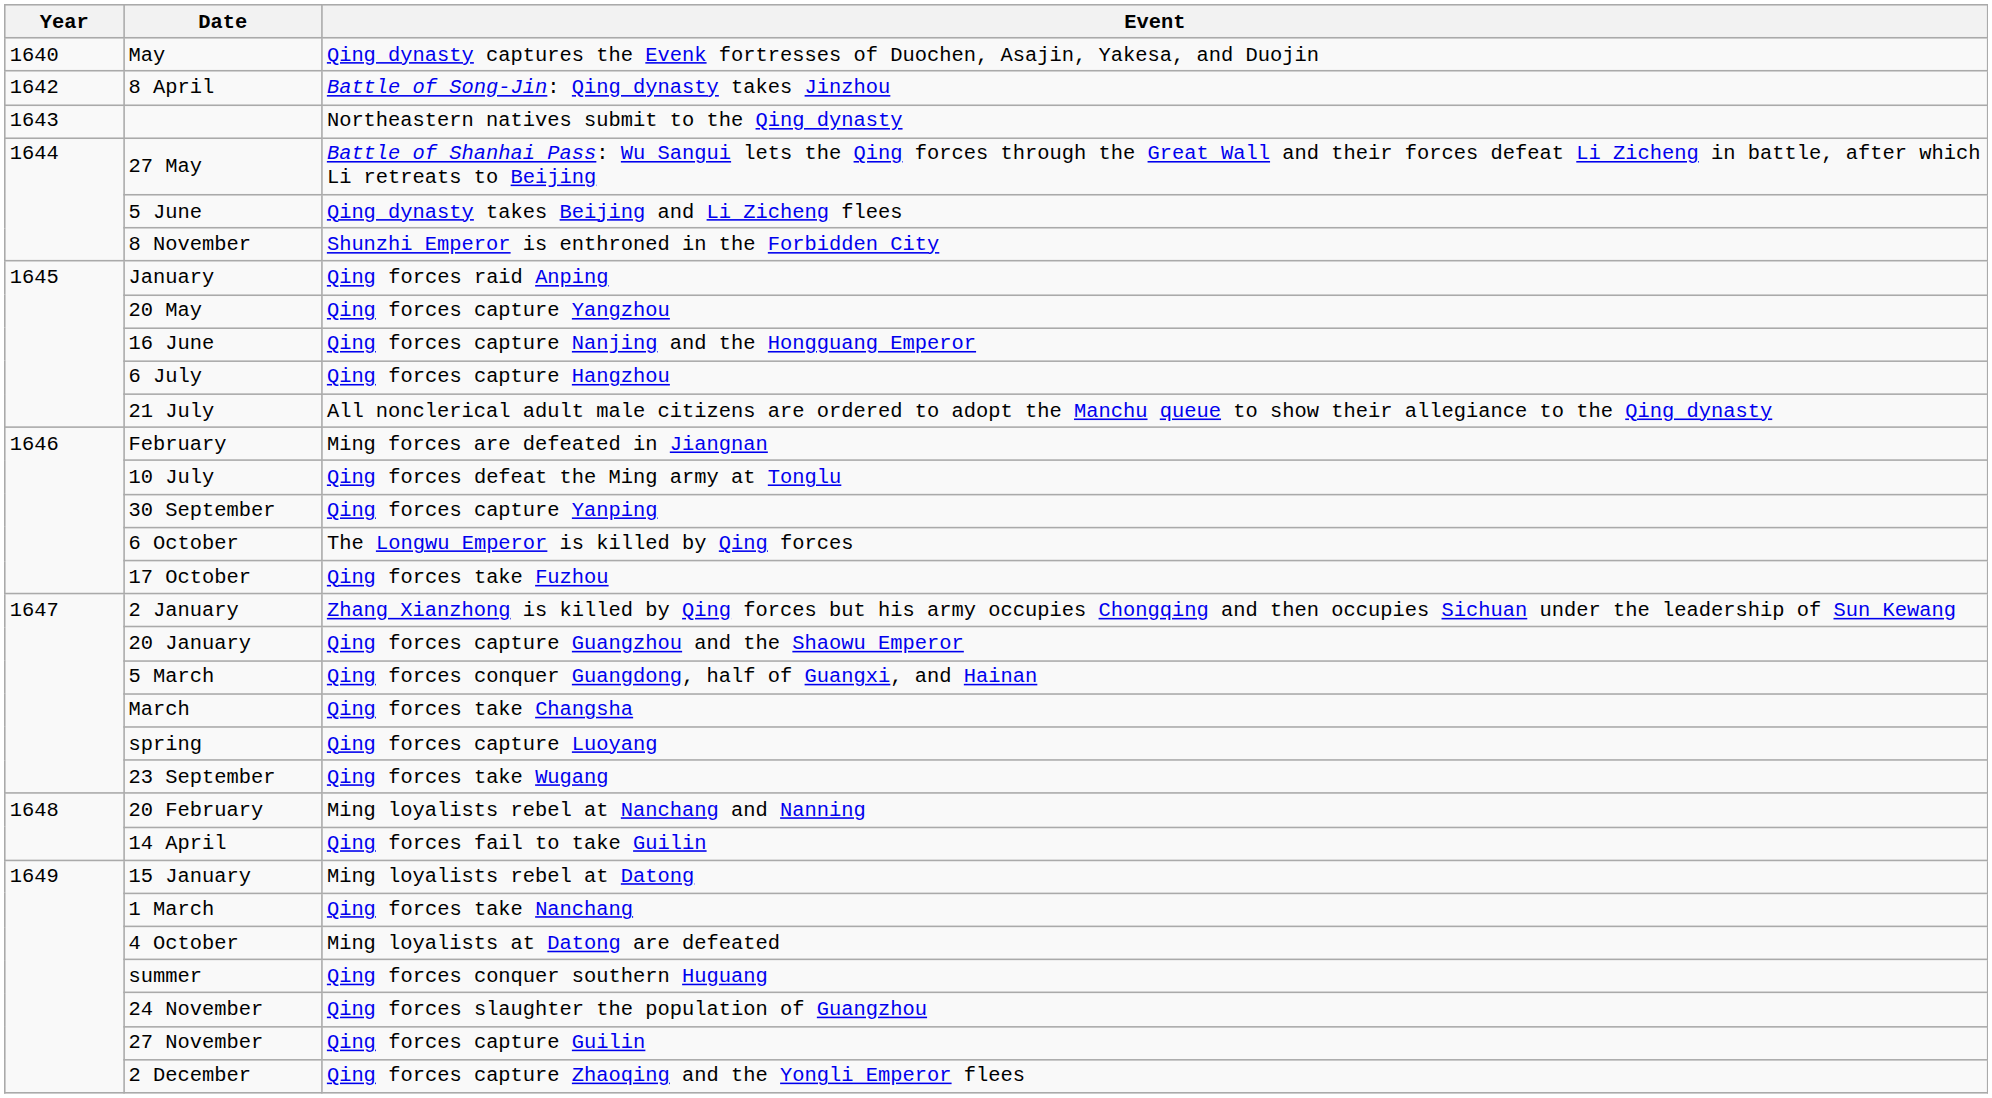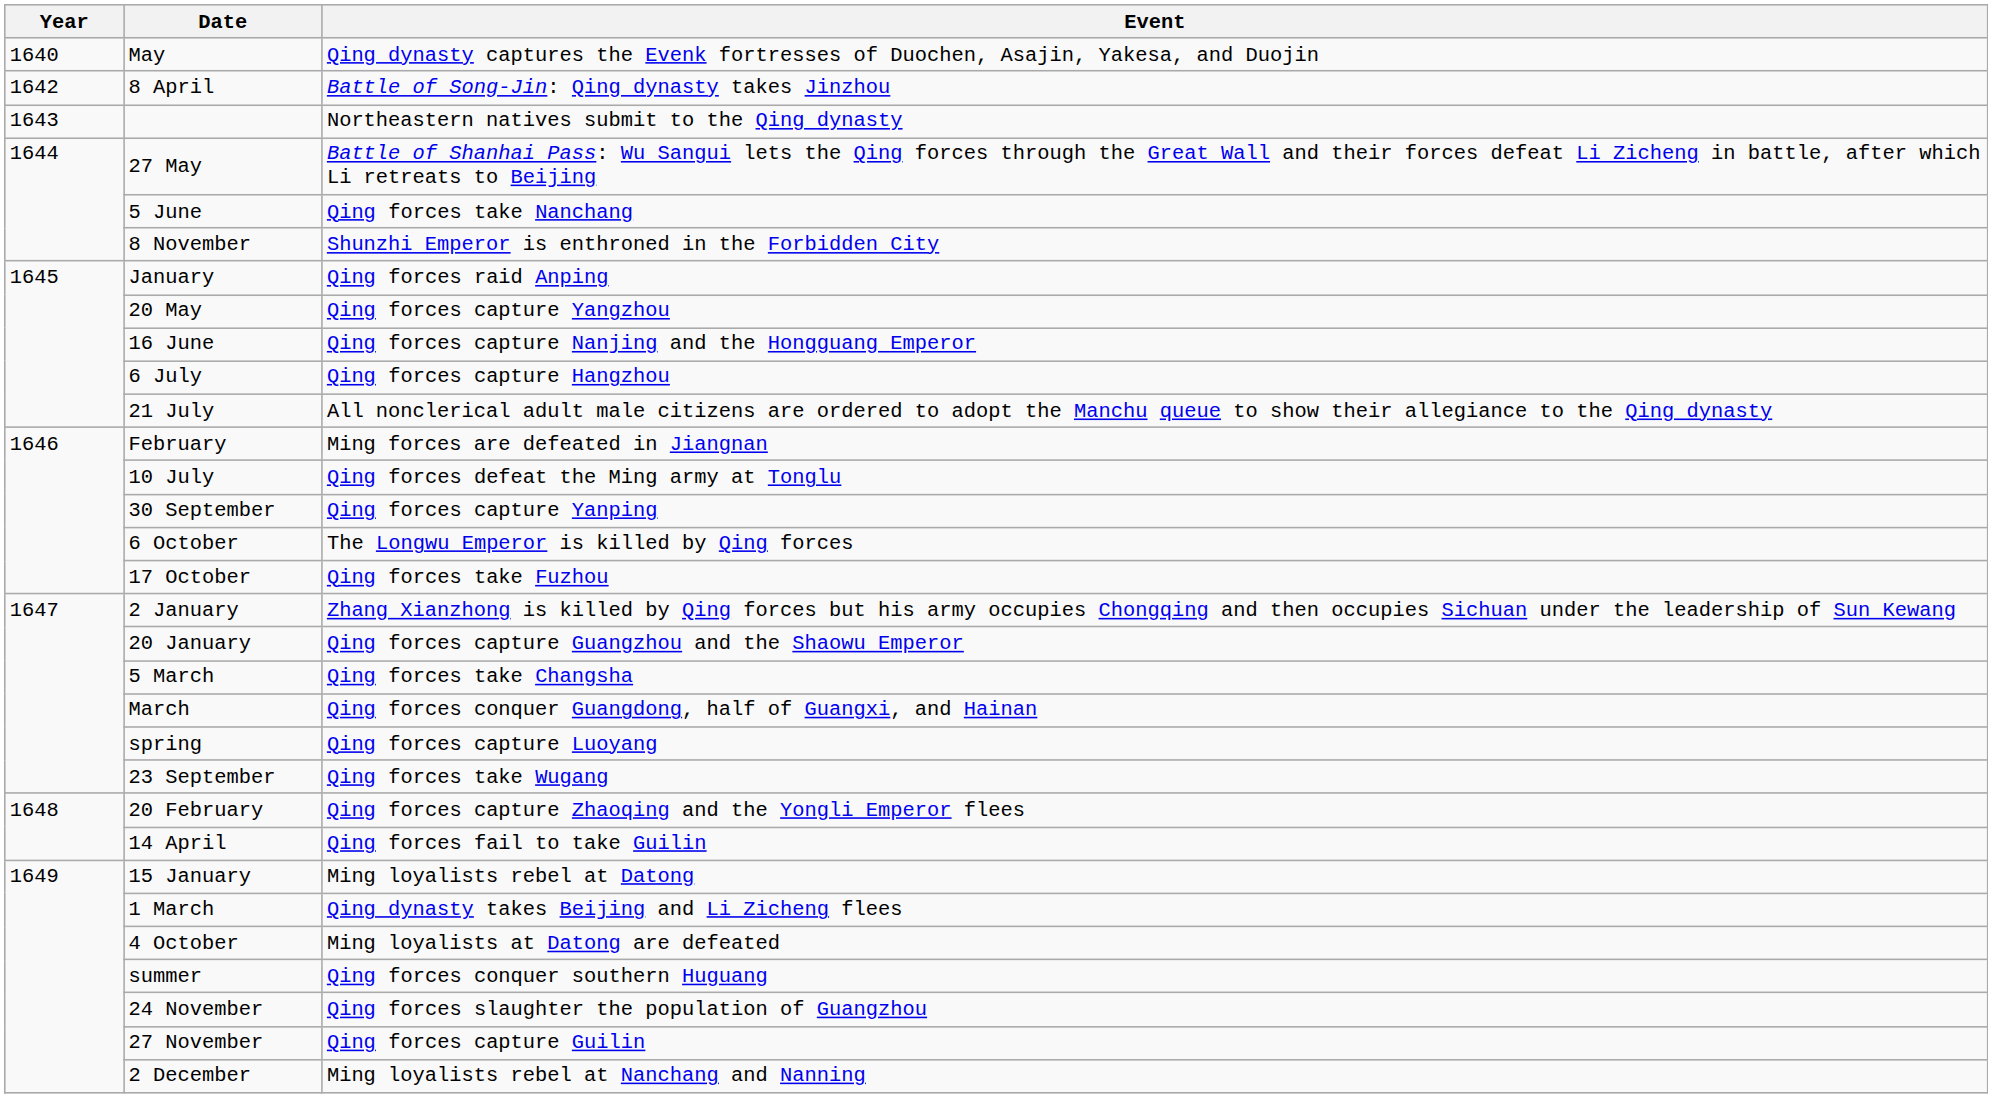(615, 211) Qing dynasty takes Beijing and Li Zicheng flees -> (480, 211) Qing forces take Nanchang
(682, 677) Qing forces conquer Guangdong, half of Guangxi, and Hainan -> (480, 677) Qing forces take Changsha
(480, 710) Qing forces take Changsha -> (682, 710) Qing forces conquer Guangdong, half of Guangxi, and Hainan
(596, 810) Ming loyalists rebel at Nanchang and Nanning -> (676, 810) Qing forces capture Zhaoqing and the Yongli Emperor flees
(480, 910) Qing forces take Nanchang -> (615, 910) Qing dynasty takes Beijing and Li Zicheng flees
(676, 1076) Qing forces capture Zhaoqing and the Yongli Emperor flees -> (596, 1076) Ming loyalists rebel at Nanchang and Nanning
